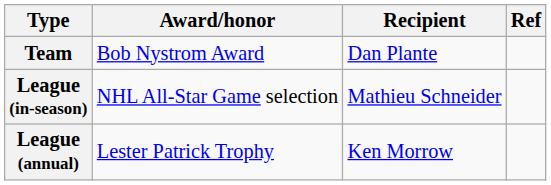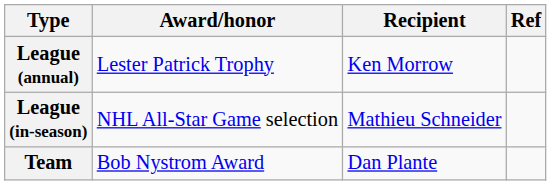rows swapped: (48, 151) <-> (48, 52)
